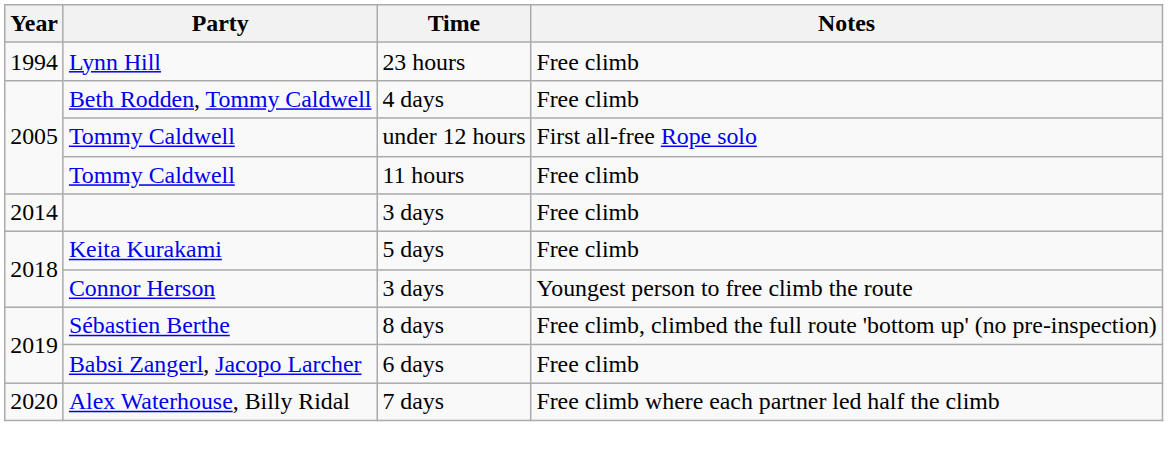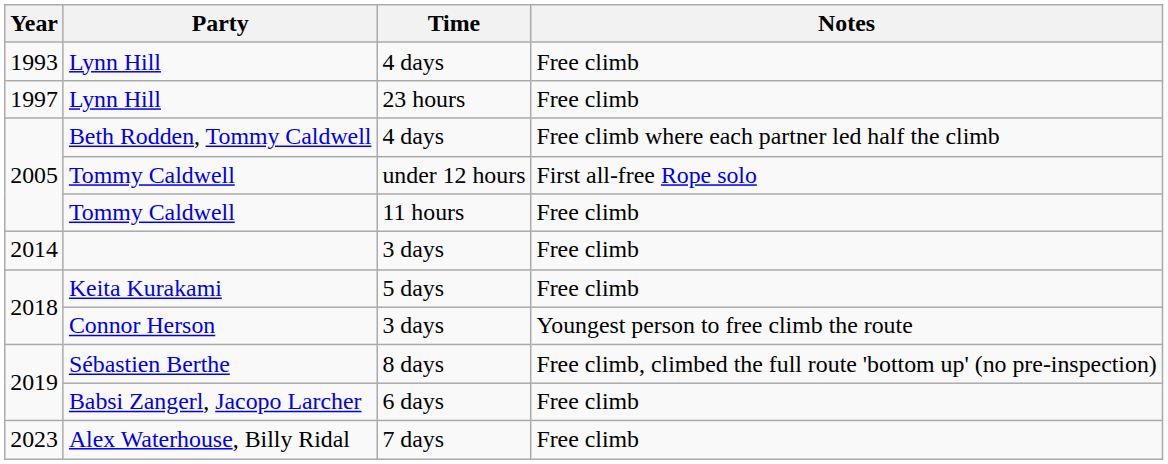+ row: (115, 61)
(34, 61) 1994 -> (34, 99) 1997
(588, 99) Free climb -> (768, 136) Free climb where each partner led half the climb
(34, 401) 2020 -> (34, 439) 2023
(768, 401) Free climb where each partner led half the climb -> (588, 439) Free climb
